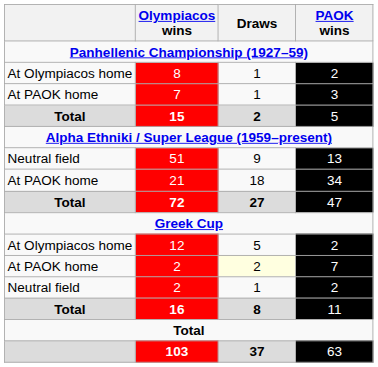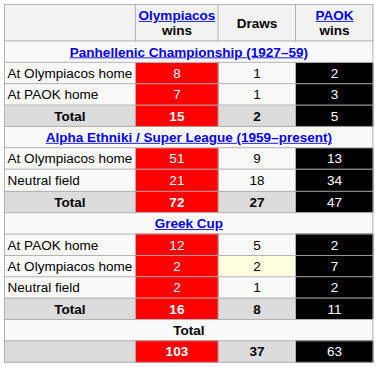(44, 159) Neutral field -> (70, 159) At Olympiacos home
(53, 180) At PAOK home -> (44, 180) Neutral field
(70, 245) At Olympiacos home -> (53, 245) At PAOK home
(53, 266) At PAOK home -> (70, 266) At Olympiacos home
